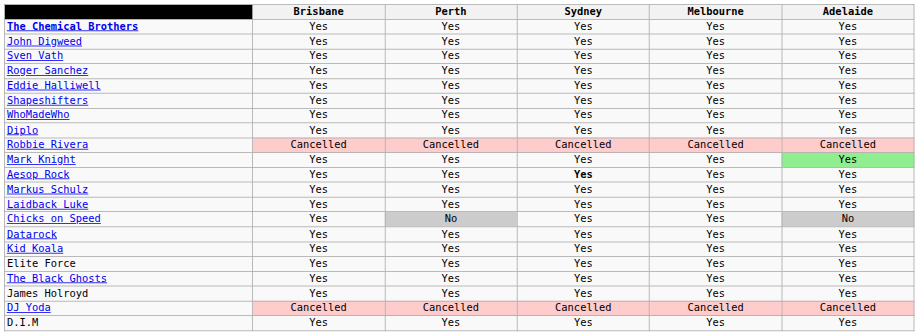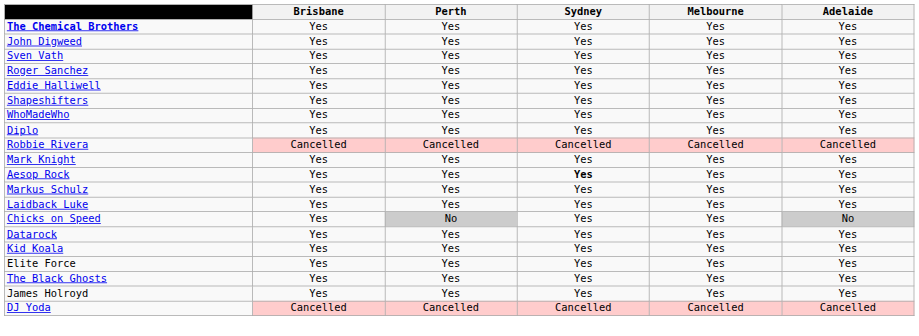(848, 160) lightgreen background -> (848, 160) no background
- row: (23, 323)
